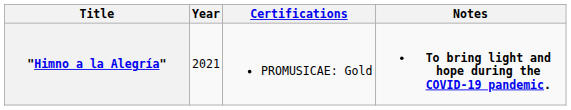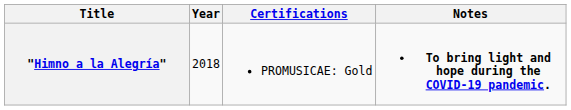(206, 64) 2021 -> (206, 64) 2018
